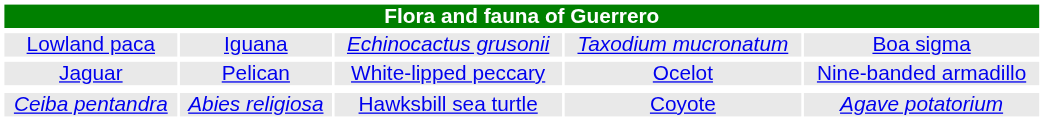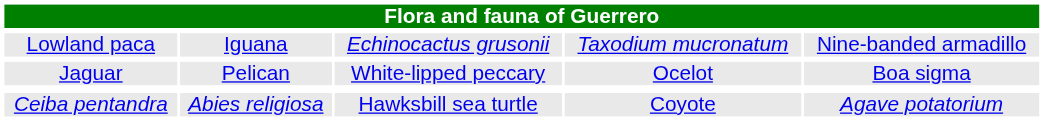(922, 44) Boa sigma -> (922, 44) Nine-banded armadillo
(922, 73) Nine-banded armadillo -> (922, 73) Boa sigma
